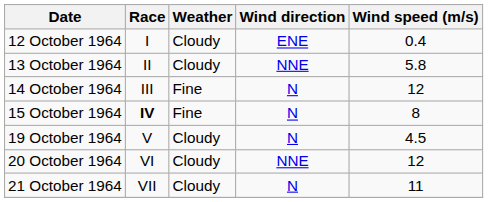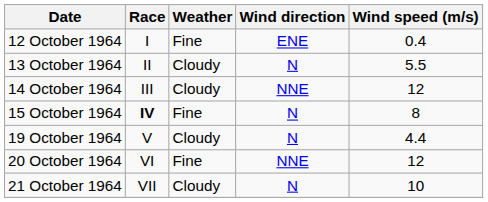(196, 41) Cloudy -> (187, 41) Fine
(292, 65) NNE -> (293, 65) N
(416, 65) 5.8 -> (416, 65) 5.5
(187, 89) Fine -> (196, 89) Cloudy
(293, 89) N -> (292, 89) NNE
(416, 138) 4.5 -> (416, 138) 4.4
(196, 162) Cloudy -> (187, 162) Fine
(416, 186) 11 -> (416, 186) 10
